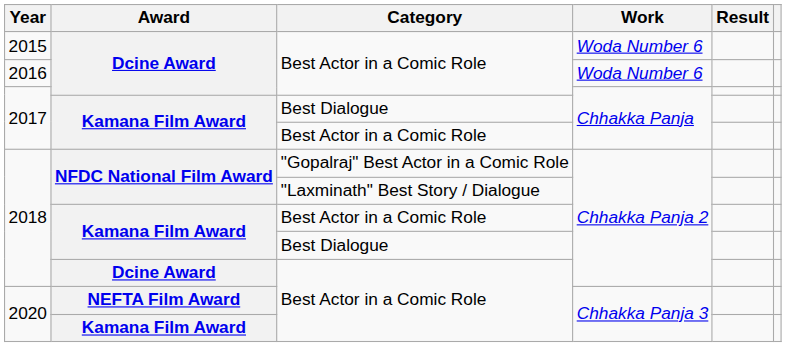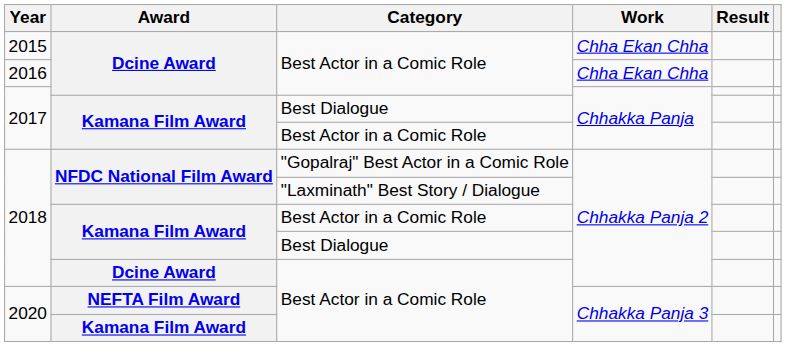(640, 45) Woda Number 6 -> (643, 45) Chha Ekan Chha
(640, 73) Woda Number 6 -> (643, 73) Chha Ekan Chha
